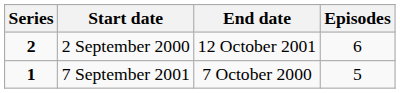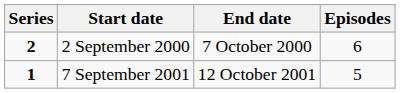(257, 46) 12 October 2001 -> (257, 46) 7 October 2000
(257, 74) 7 October 2000 -> (257, 74) 12 October 2001
